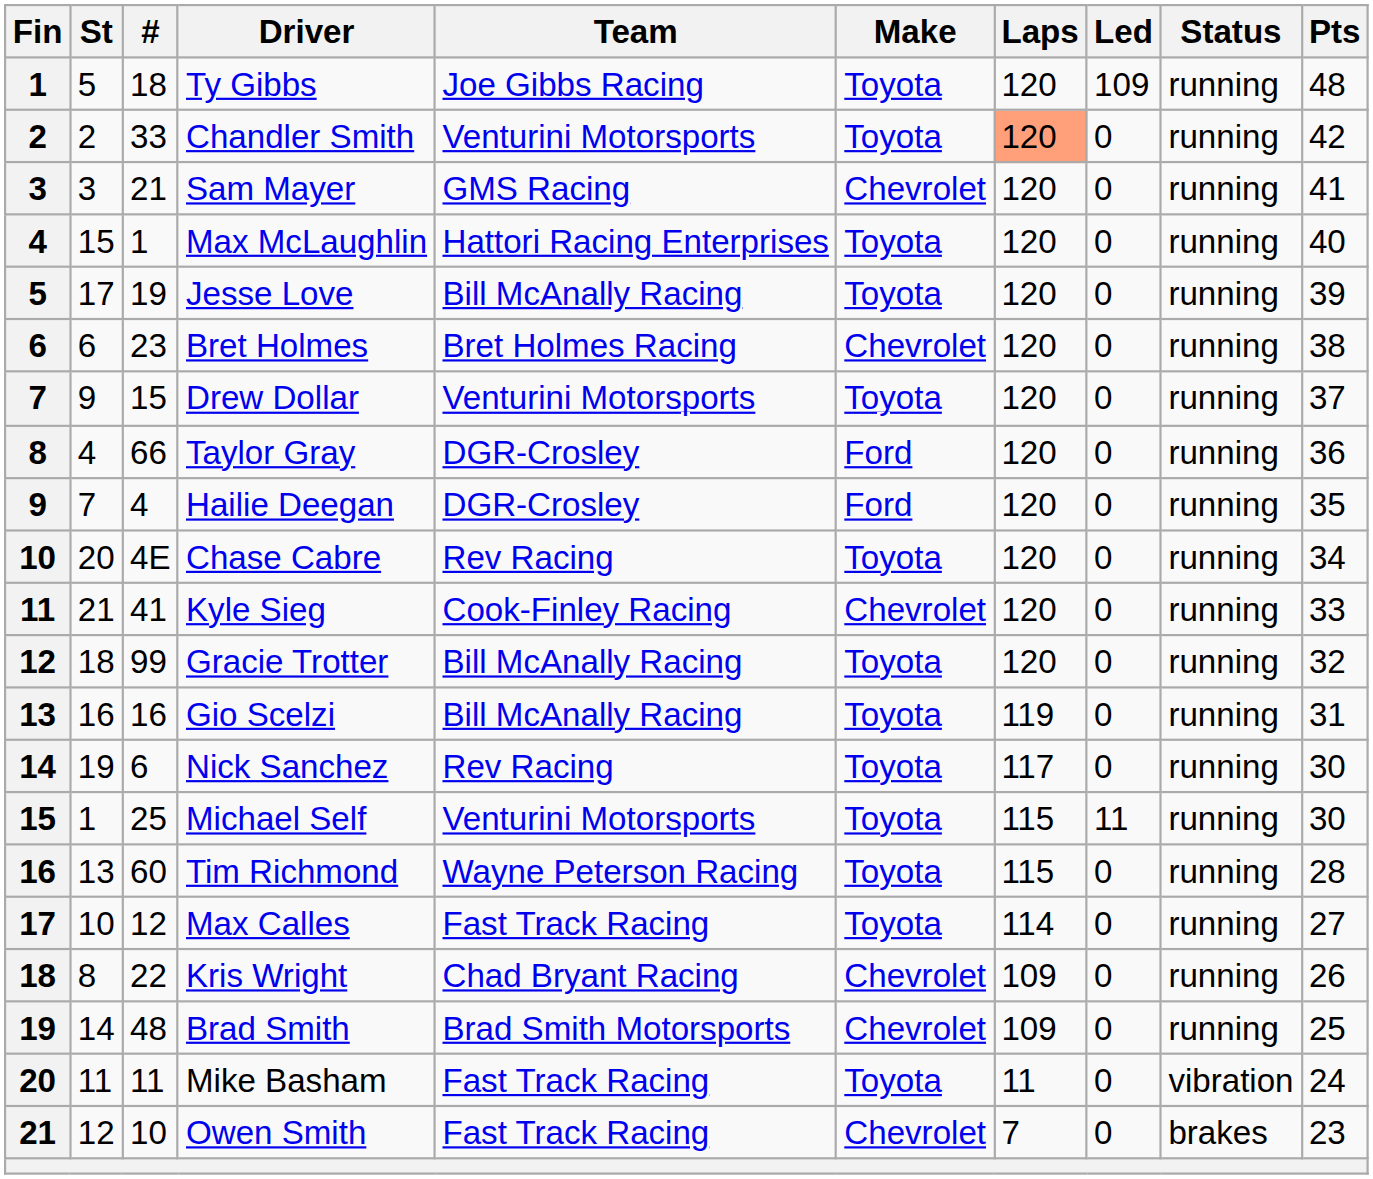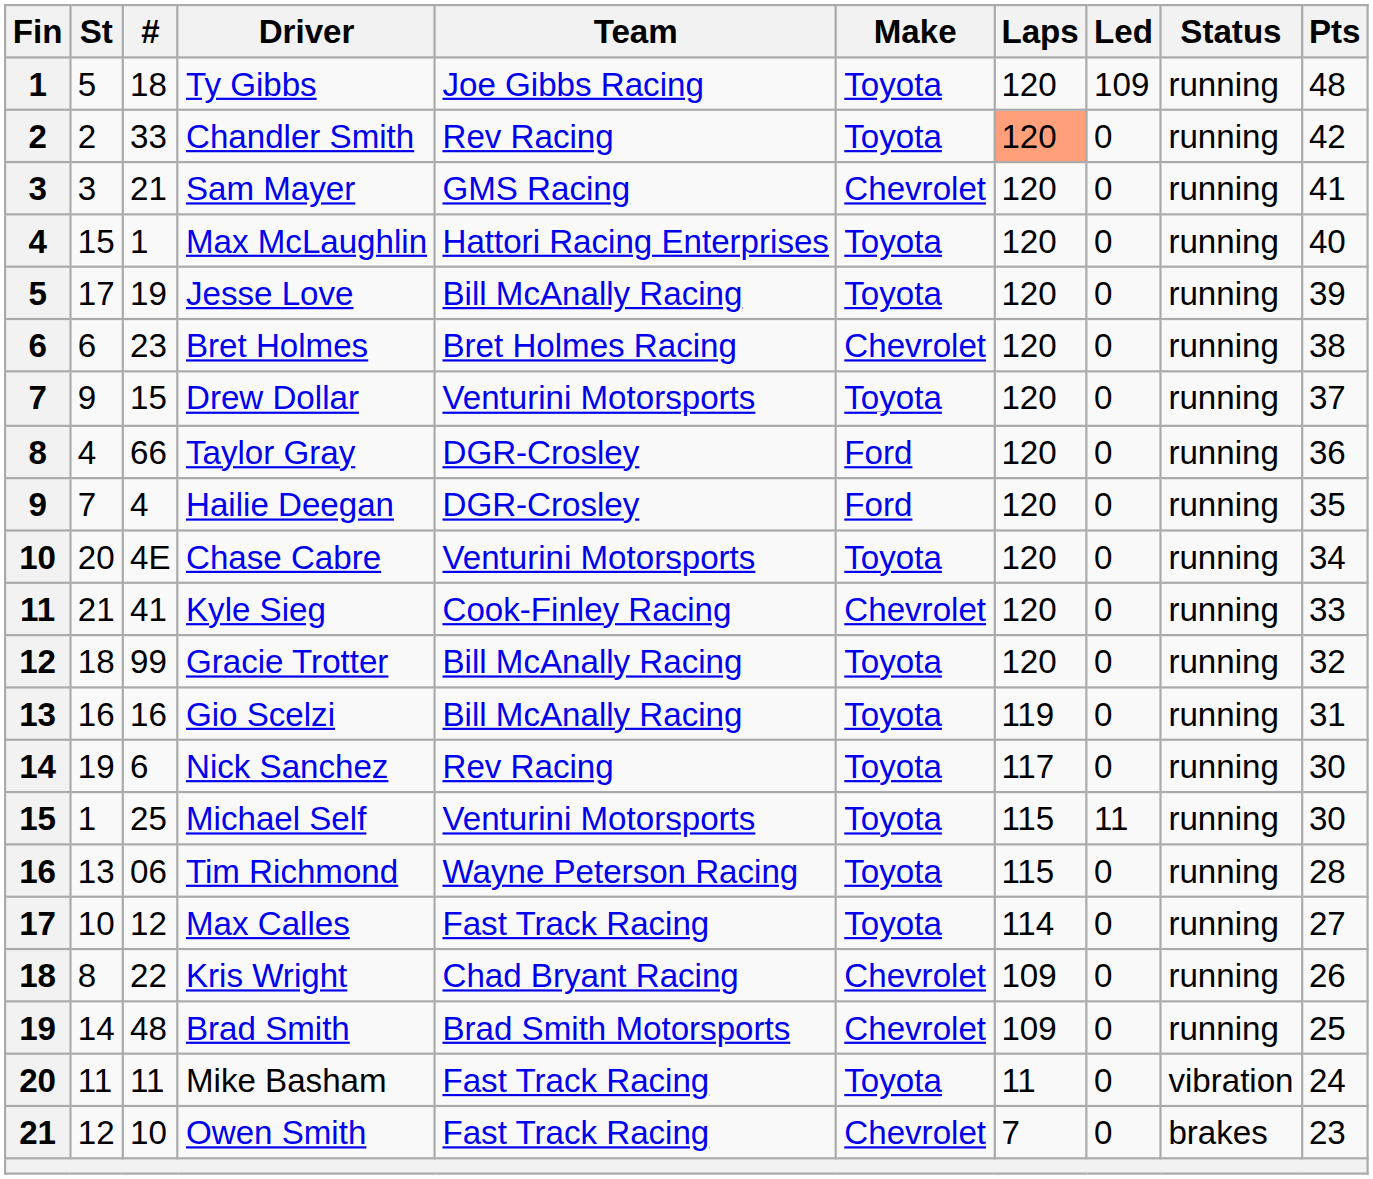(599, 136) Venturini Motorsports -> (528, 136) Rev Racing
(528, 556) Rev Racing -> (599, 556) Venturini Motorsports
(149, 871) 60 -> (149, 871) 06
